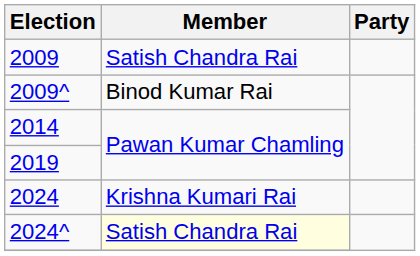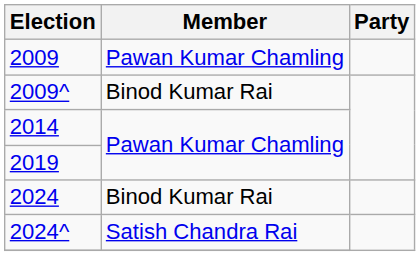(202, 57) Satish Chandra Rai -> (225, 57) Pawan Kumar Chamling
(201, 197) Krishna Kumari Rai -> (189, 197) Binod Kumar Rai
(202, 232) lightyellow background -> (202, 232) no background
